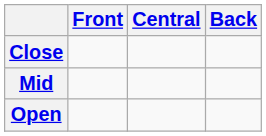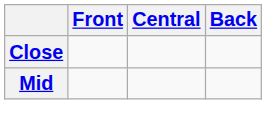- row: (36, 114)
